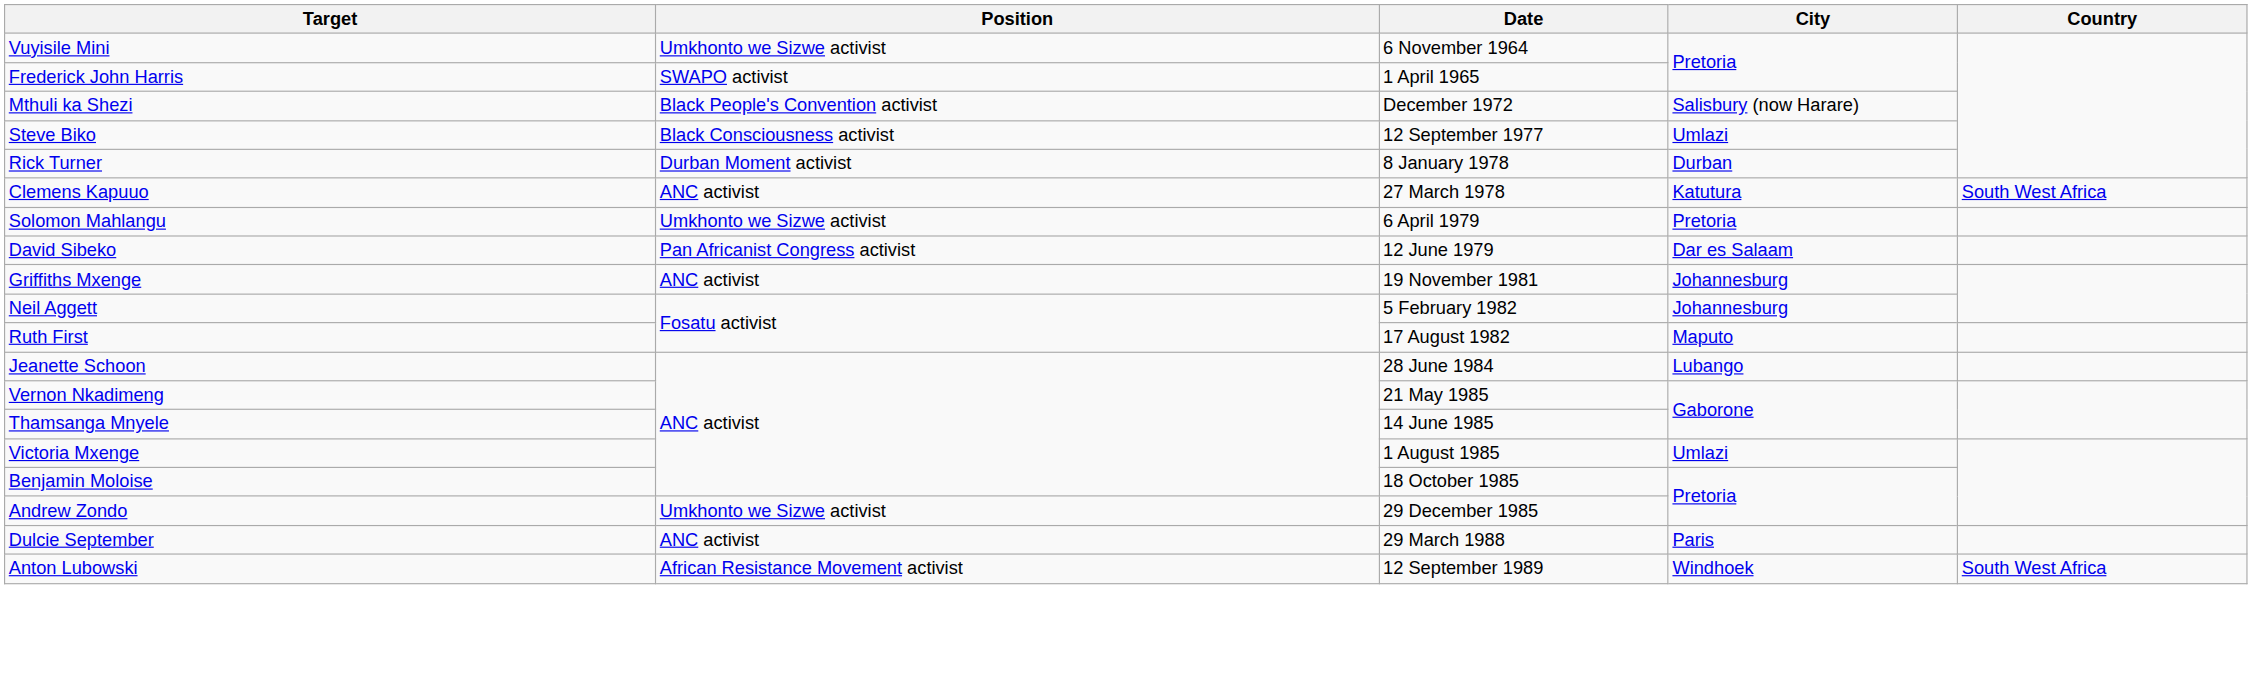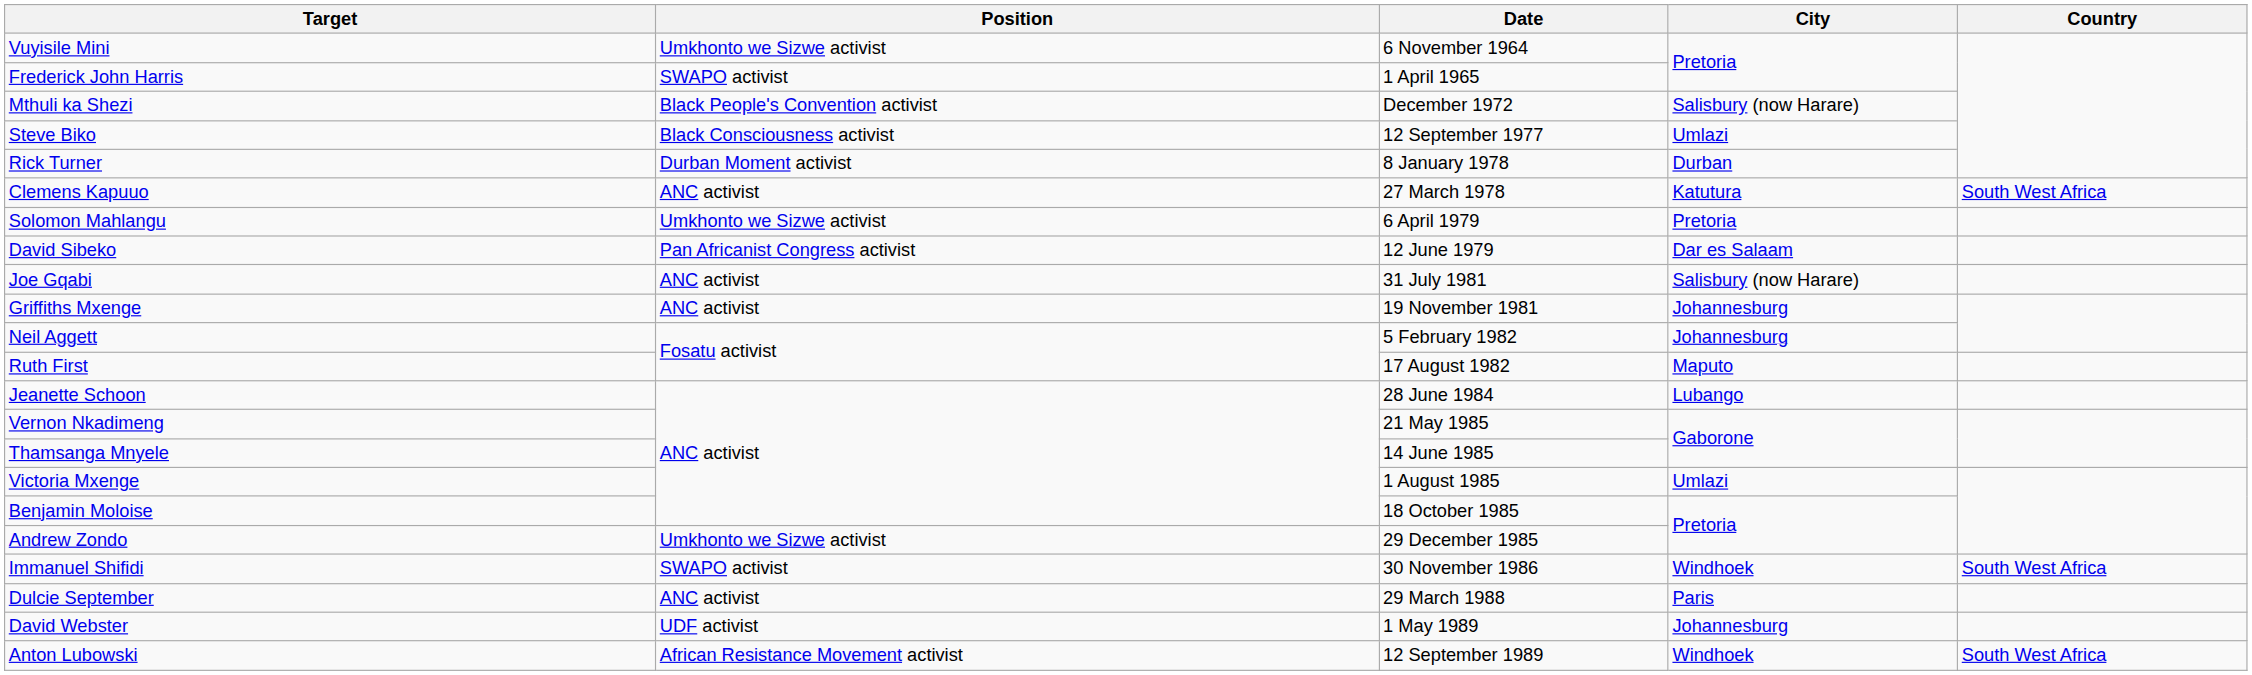+ row: (50, 279)
+ row: (76, 568)
+ row: (68, 626)
